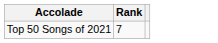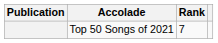+ column: (36, 13)
